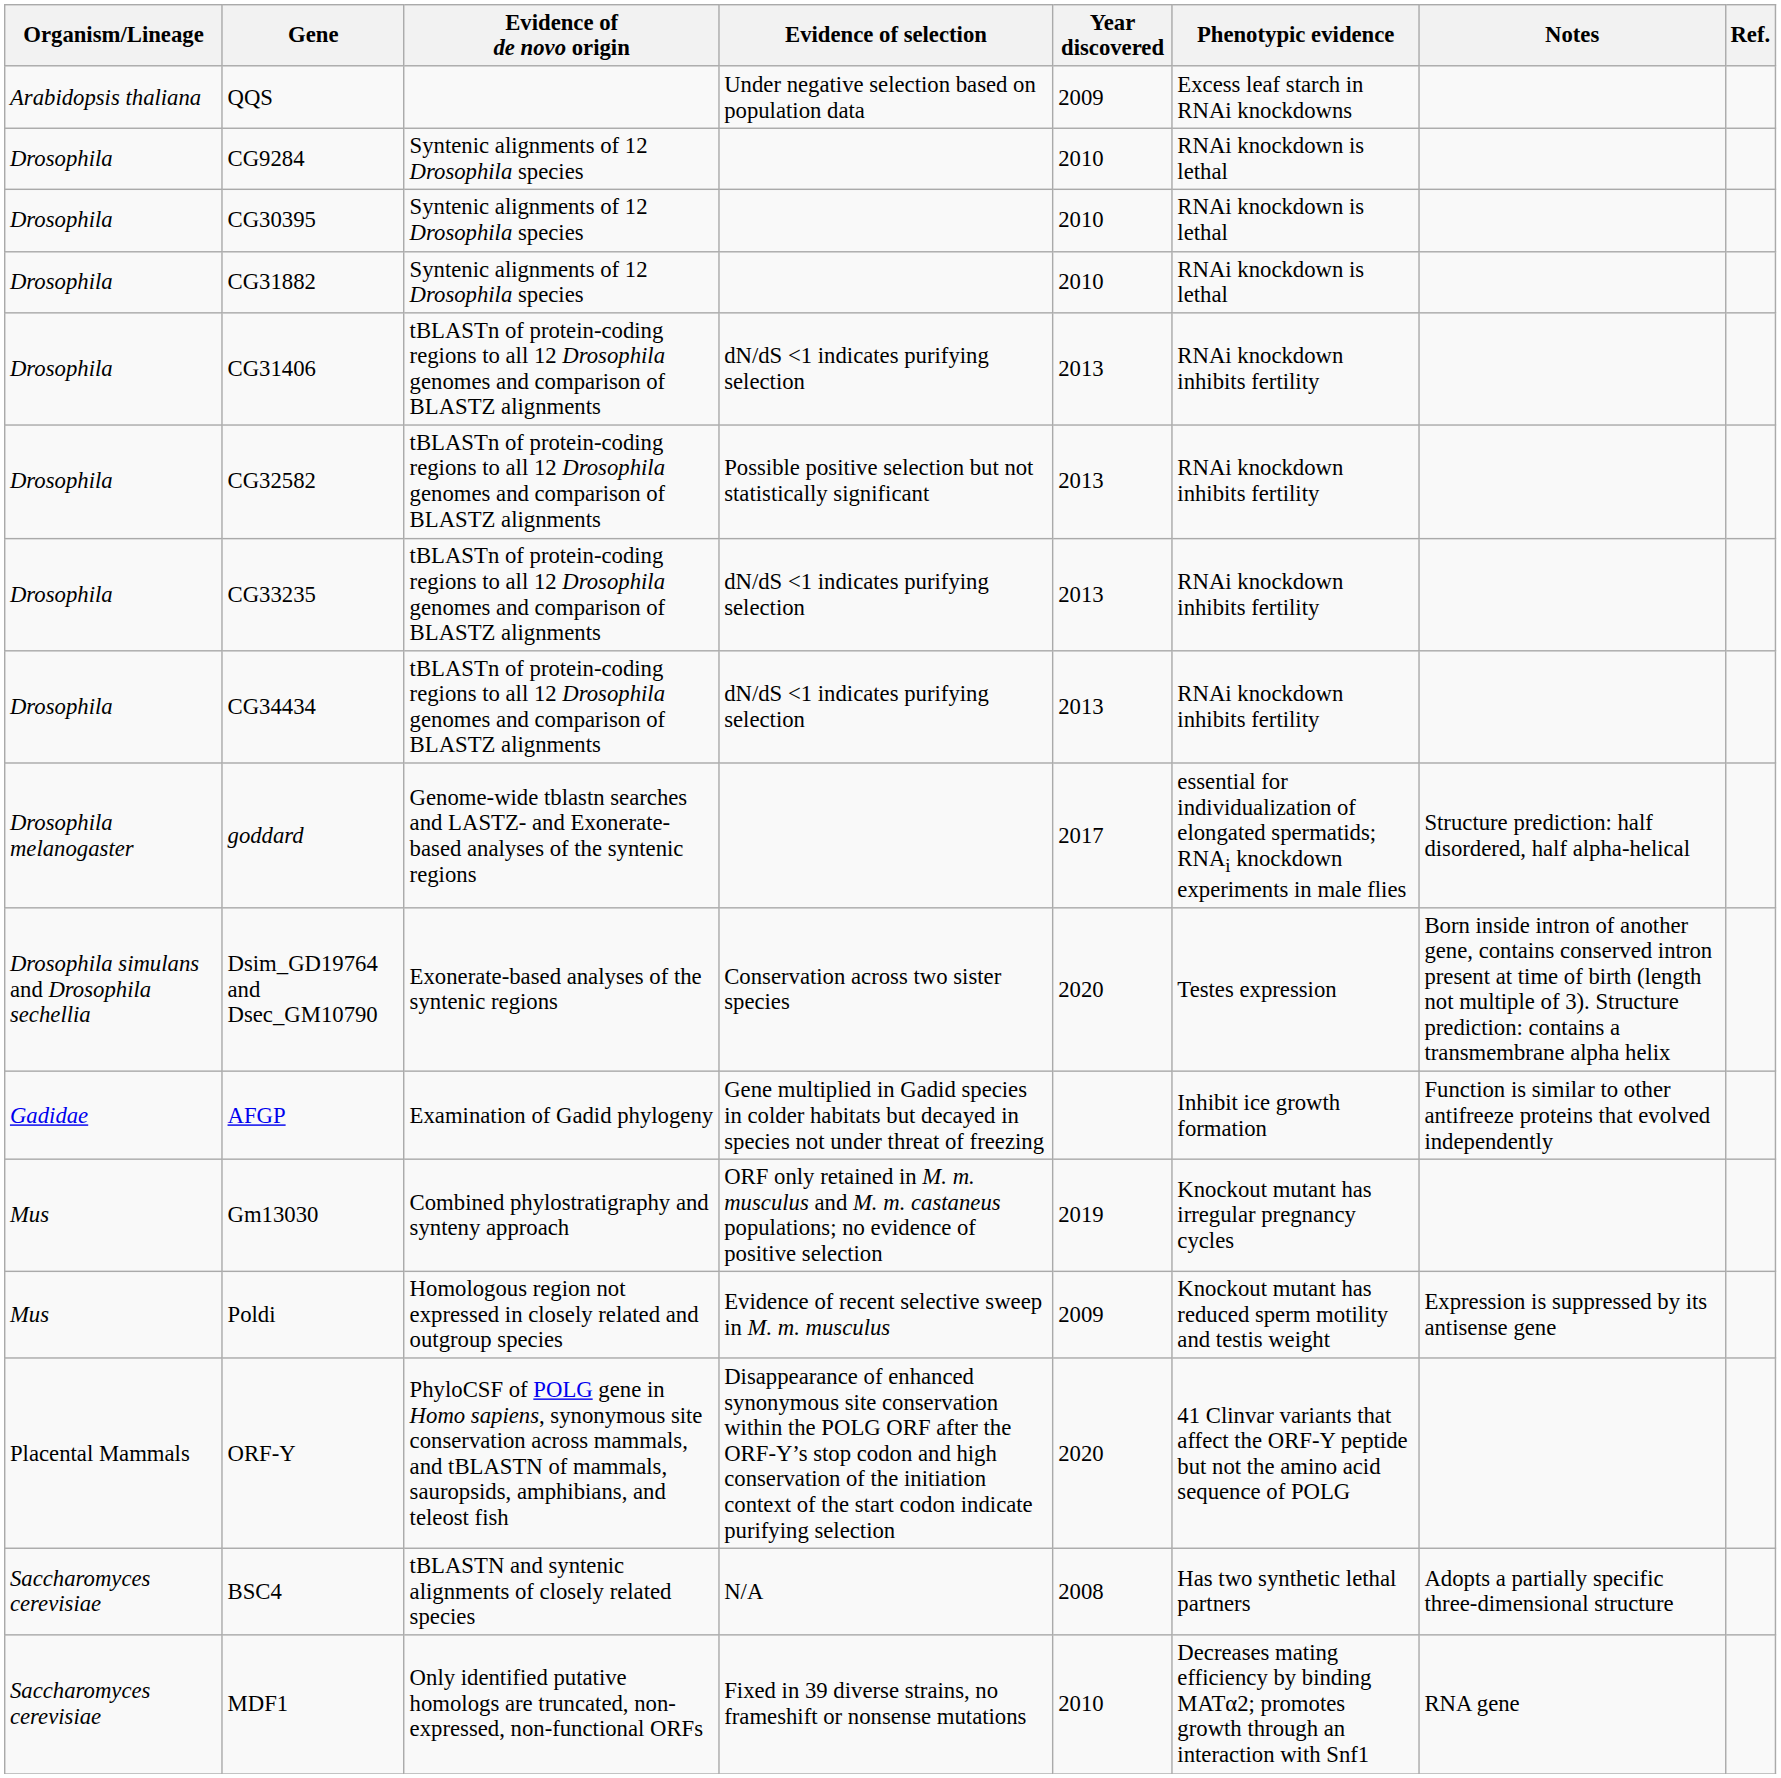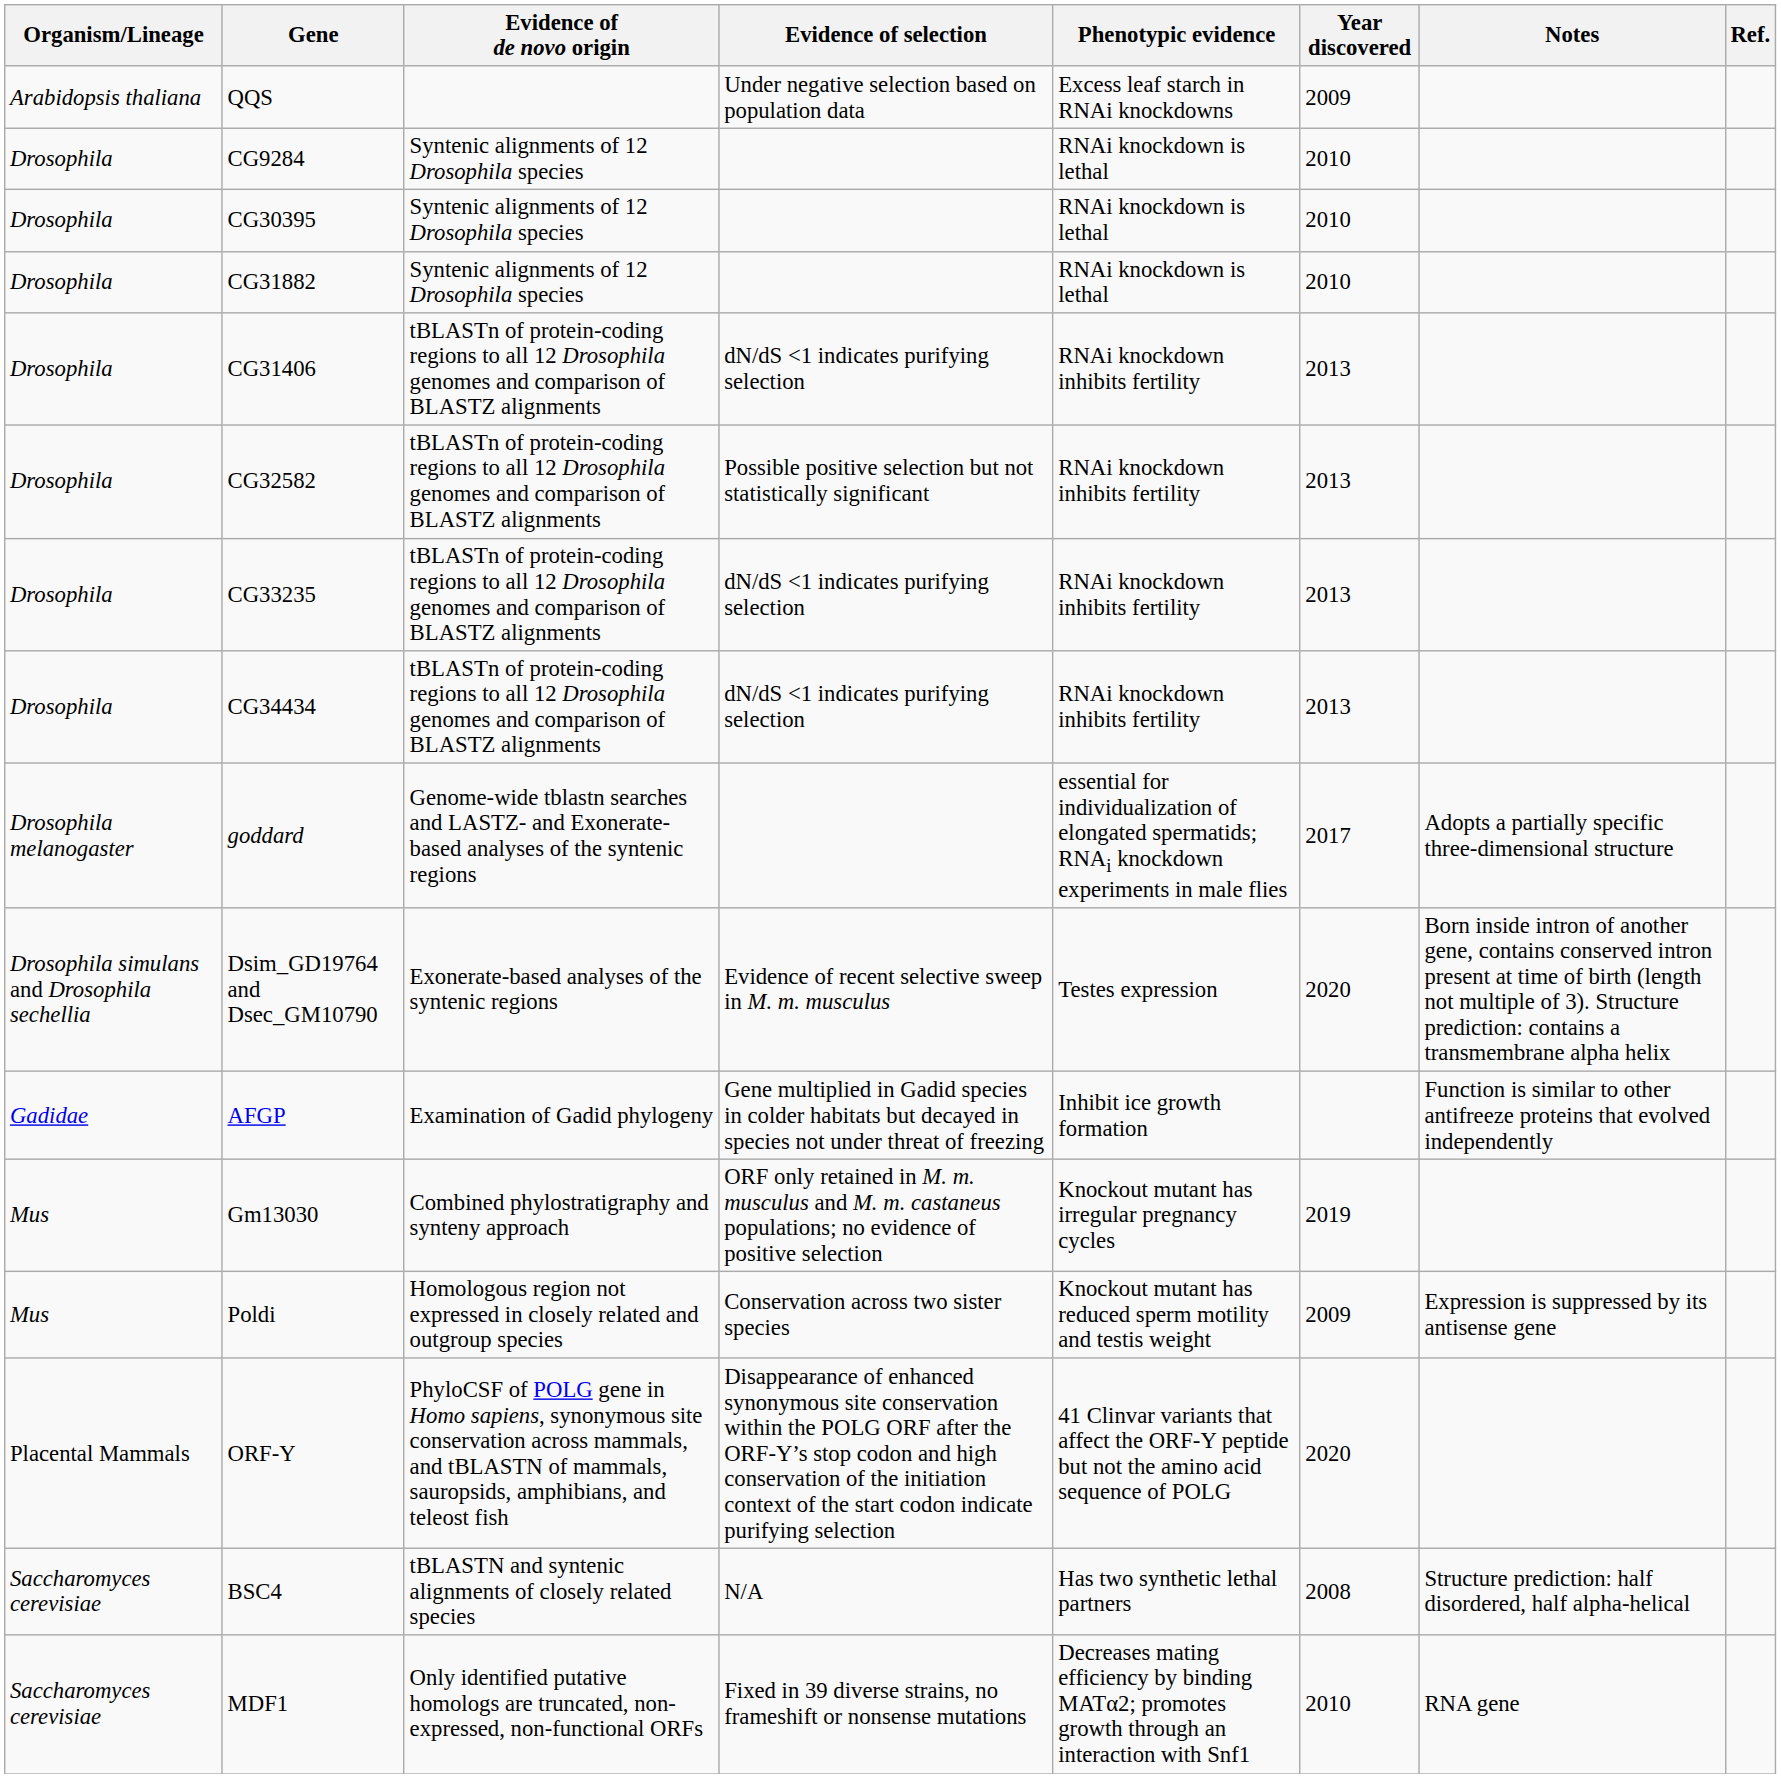columns swapped: (1296, 35) <-> (1113, 35)
(1557, 835) Structure prediction: half disordered, half alpha-helical -> (1549, 835) Adopts a partially specific three-dimensional structure
(863, 989) Conservation across two sister species -> (883, 989) Evidence of recent selective sweep in M. m. musculus
(883, 1314) Evidence of recent selective sweep in M. m. musculus -> (863, 1314) Conservation across two sister species
(1549, 1591) Adopts a partially specific three-dimensional structure -> (1557, 1591) Structure prediction: half disordered, half alpha-helical
